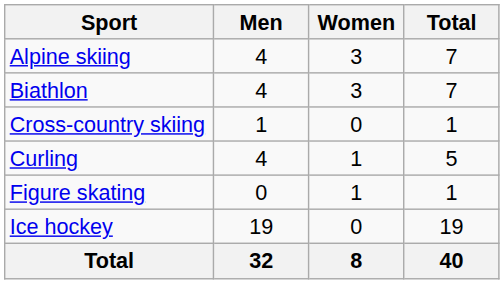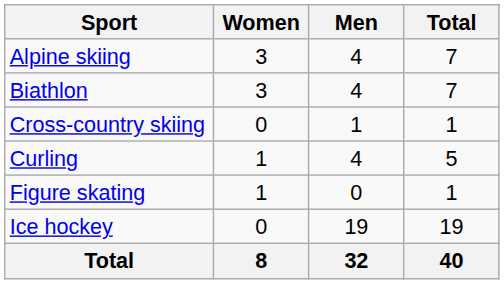columns swapped: (261, 22) <-> (356, 22)
